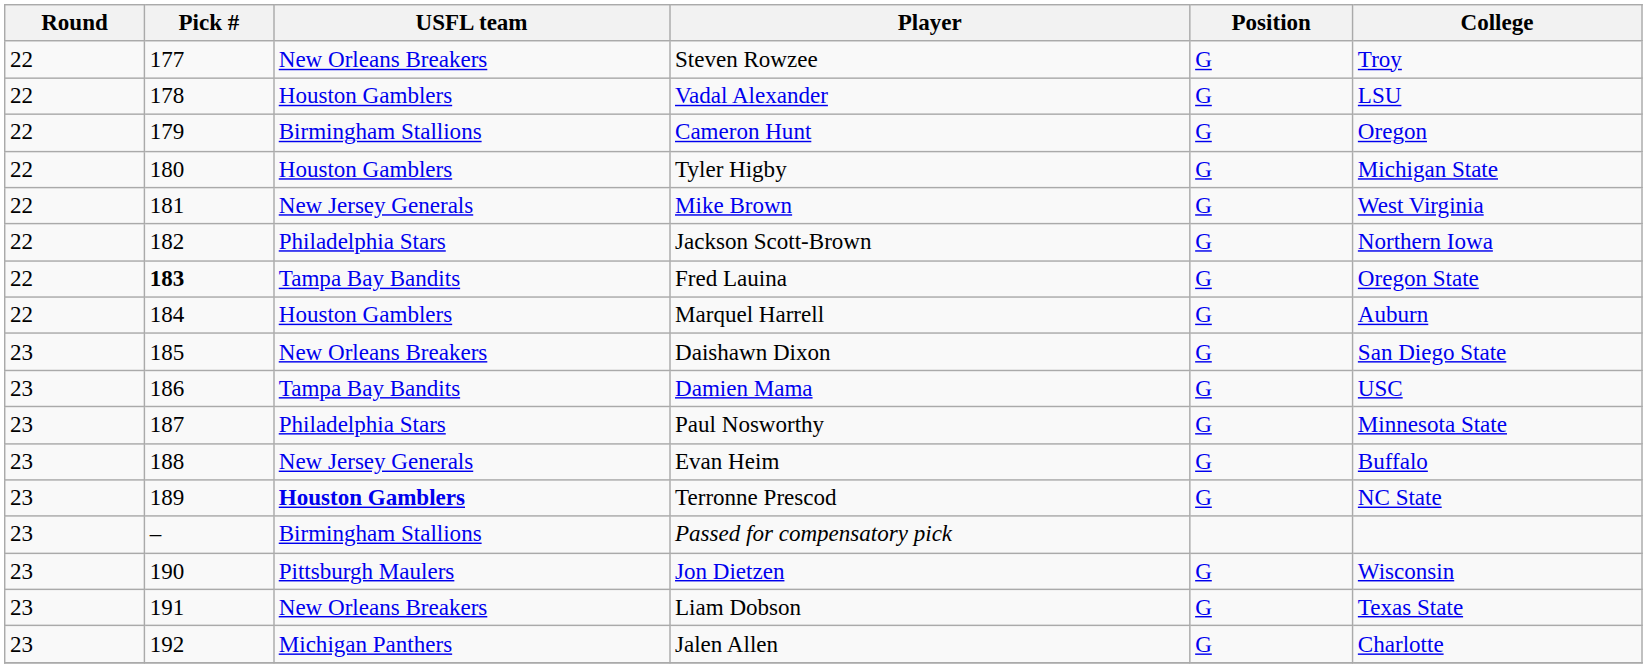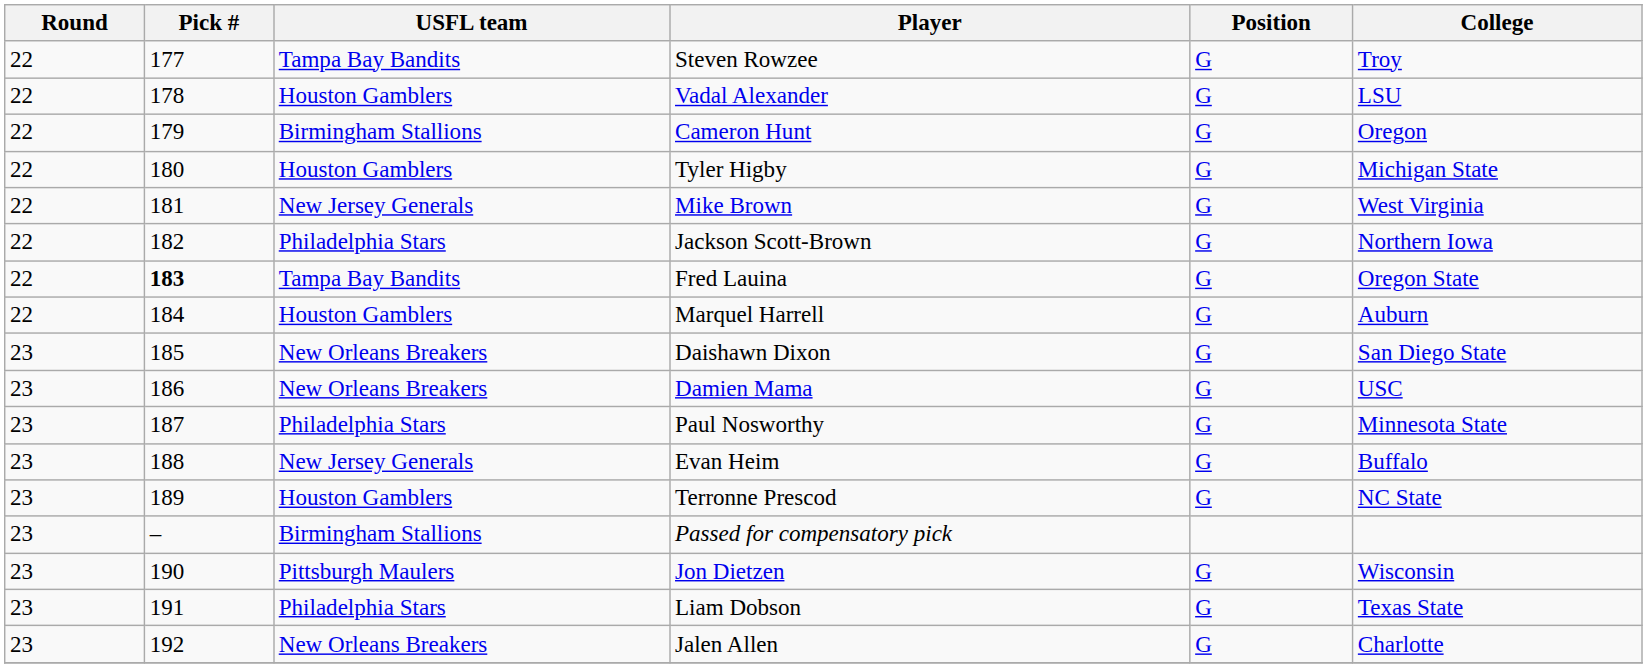(383, 59) New Orleans Breakers -> (369, 59) Tampa Bay Bandits
(369, 388) Tampa Bay Bandits -> (383, 388) New Orleans Breakers
(372, 497) bold -> (365, 497) normal
(383, 607) New Orleans Breakers -> (362, 607) Philadelphia Stars
(365, 643) Michigan Panthers -> (383, 643) New Orleans Breakers
